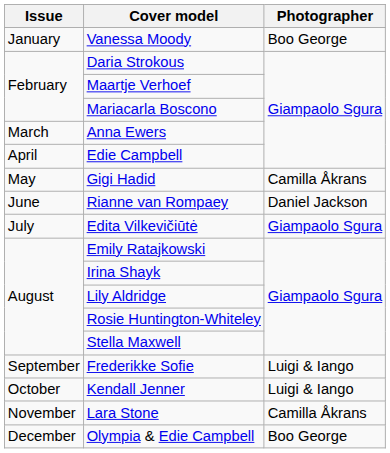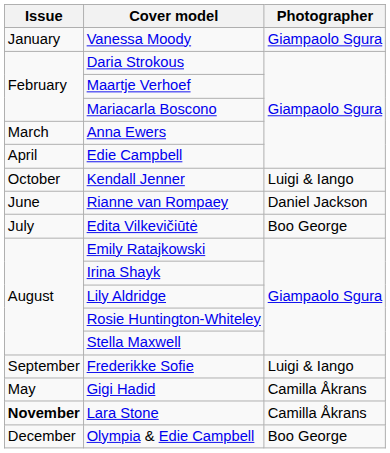(307, 39) Boo George -> (325, 39) Giampaolo Sgura
rows swapped: (121, 179) <-> (136, 389)
(325, 226) Giampaolo Sgura -> (307, 226) Boo George
(42, 413) normal -> (44, 413) bold
